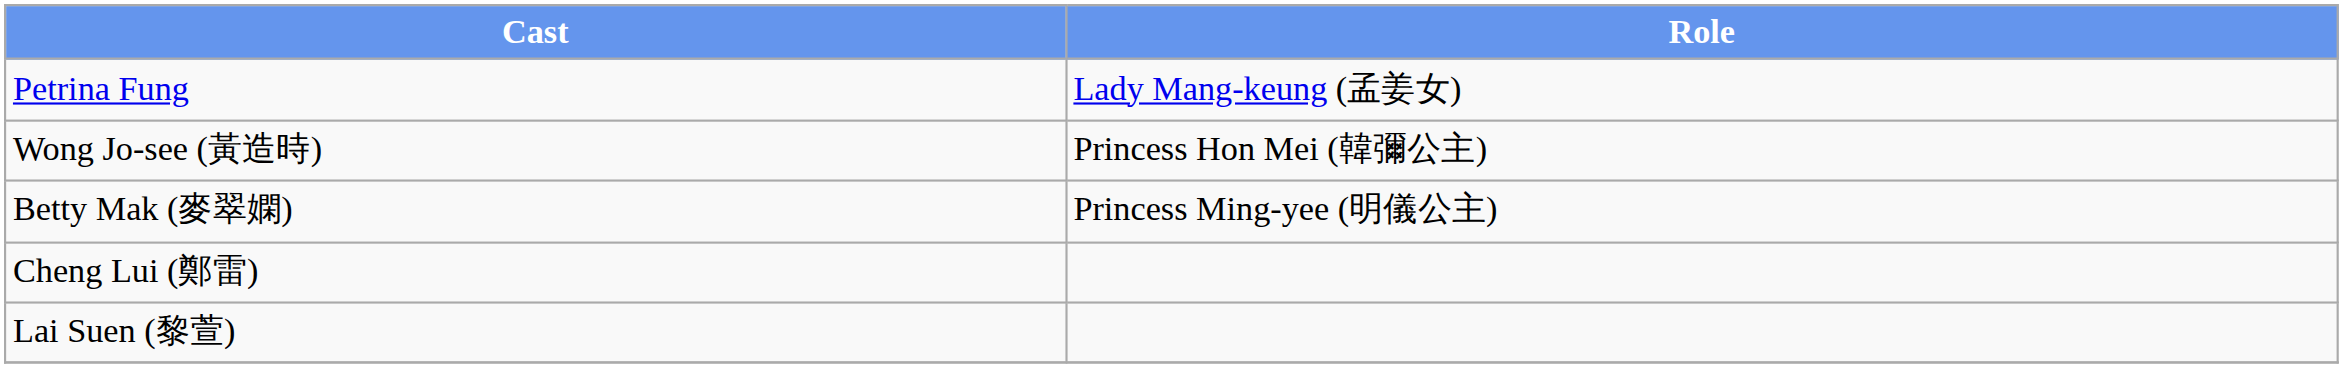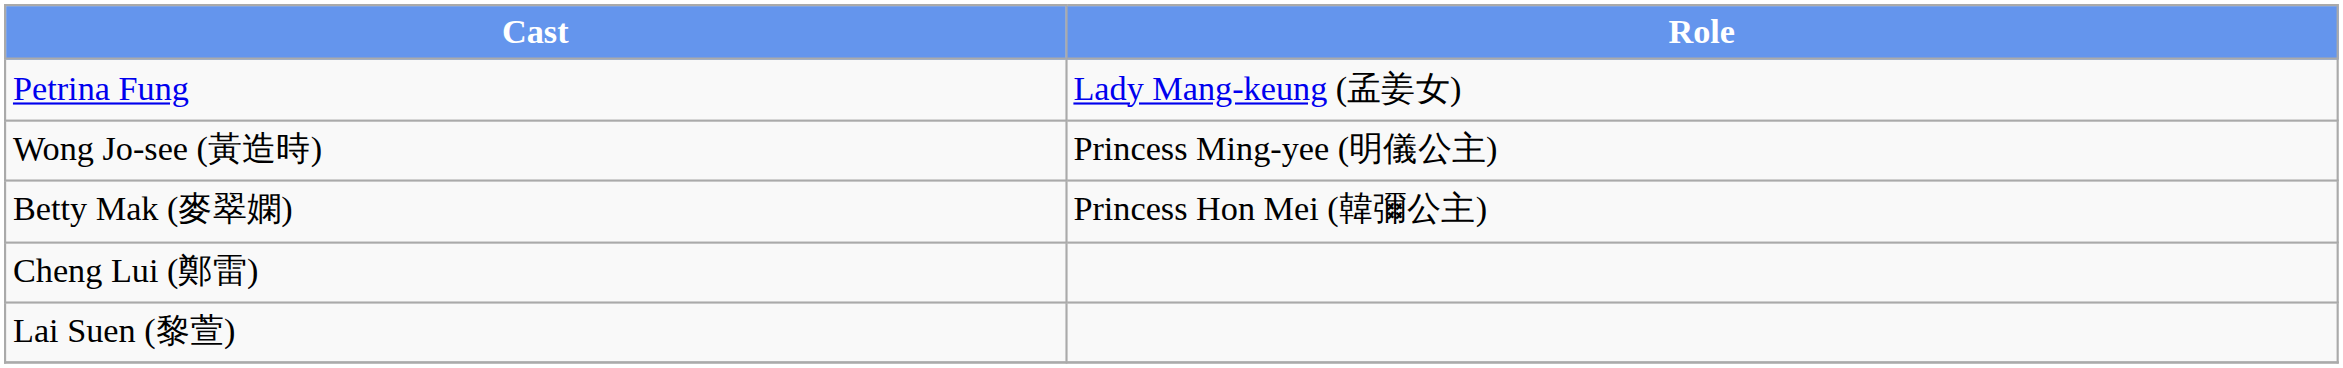(1280, 148) Princess Hon Mei (韓彌公主) -> (1285, 148) Princess Ming-yee (明儀公主)
(1285, 209) Princess Ming-yee (明儀公主) -> (1280, 209) Princess Hon Mei (韓彌公主)
